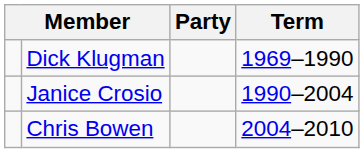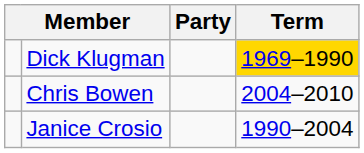(297, 57) no background -> (297, 57) gold background
rows swapped: (94, 93) <-> (90, 128)
